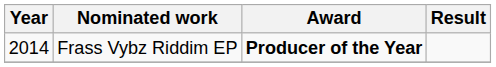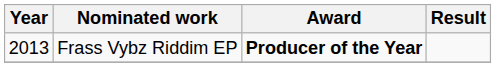(29, 47) 2014 -> (29, 47) 2013
